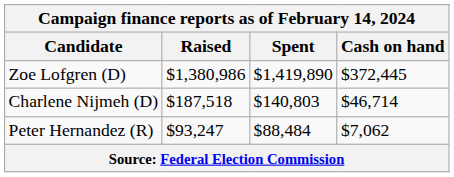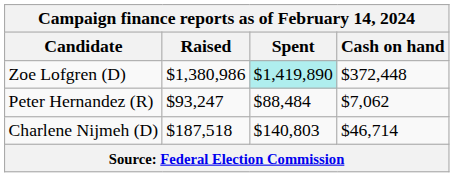(293, 74) no background -> (293, 74) paleturquoise background
(374, 74) $372,445 -> (374, 74) $372,448
rows swapped: (83, 102) <-> (81, 130)
